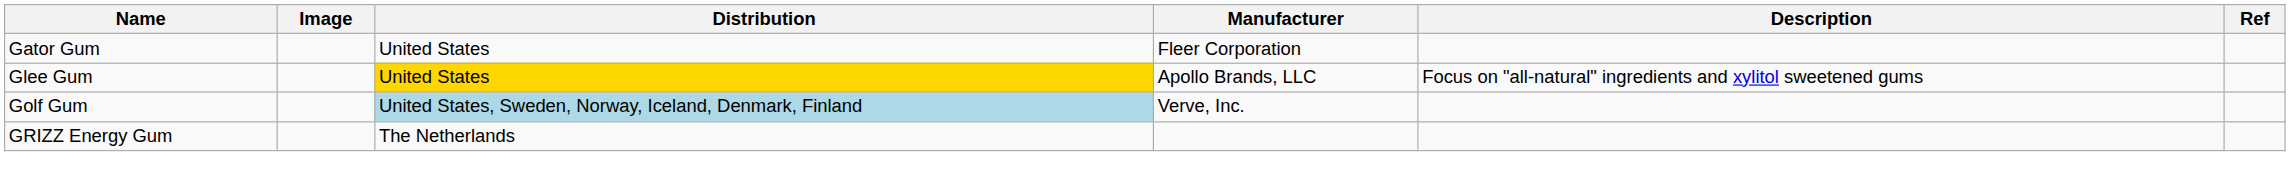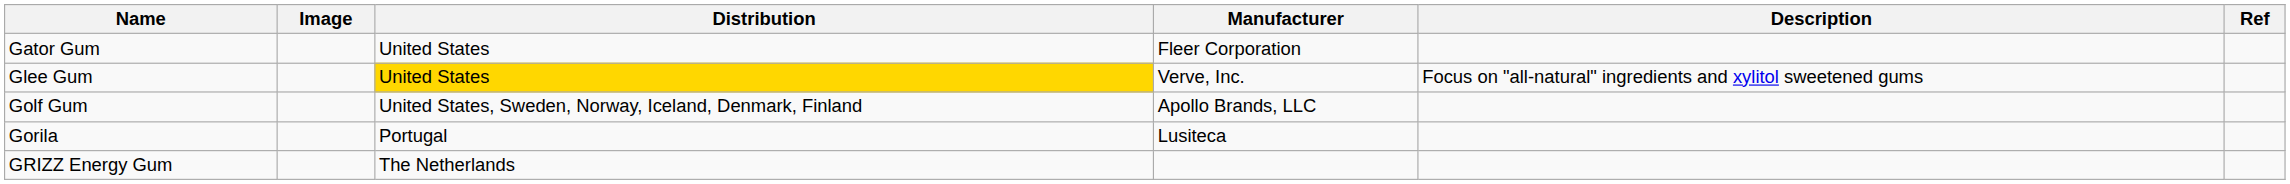(1237, 77) Apollo Brands, LLC -> (1201, 77) Verve, Inc.
(621, 106) lightblue background -> (621, 106) no background
(1201, 106) Verve, Inc. -> (1237, 106) Apollo Brands, LLC
+ row: (33, 135)
